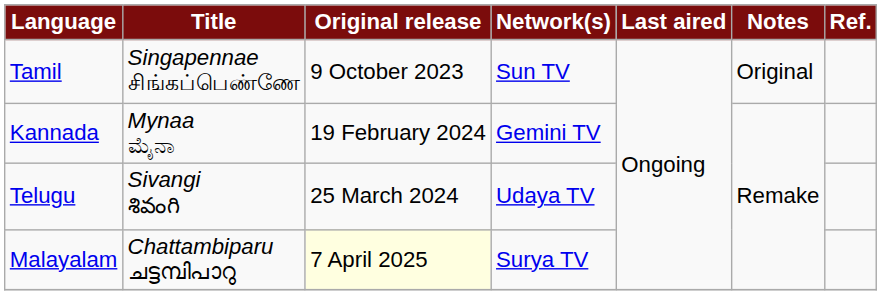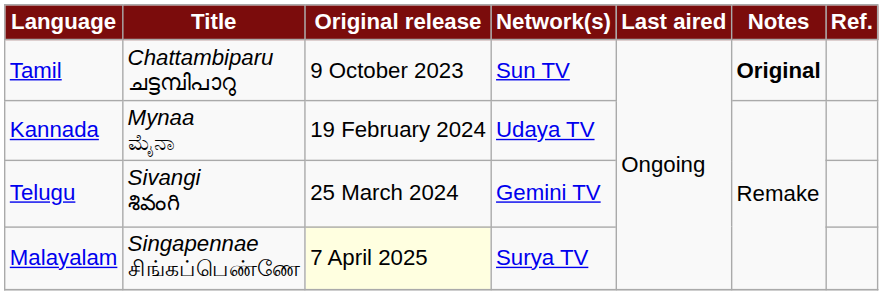(214, 69) Singapennae சிங்கப்பெண்ணே -> (201, 69) Chattambiparu ചട്ടമ്പിപാറു
(775, 71) normal -> (779, 69) bold
(548, 132) Gemini TV -> (545, 130) Udaya TV
(545, 196) Udaya TV -> (548, 193) Gemini TV
(201, 259) Chattambiparu ചട്ടമ്പിപാറു -> (214, 256) Singapennae சிங்கப்பெண்ணே
